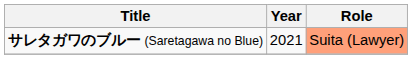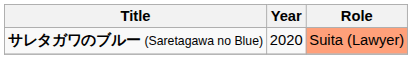(286, 40) 2021 -> (286, 40) 2020
